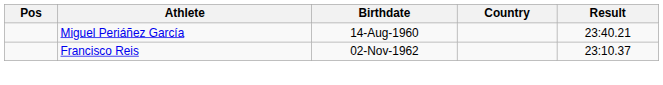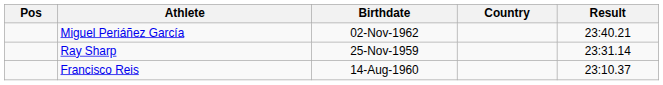(384, 32) 14-Aug-1960 -> (384, 32) 02-Nov-1962
+ row: (88, 51)
(384, 51) 02-Nov-1962 -> (384, 70) 14-Aug-1960
